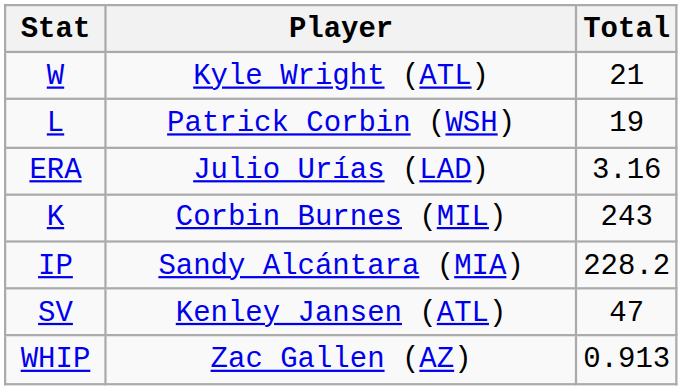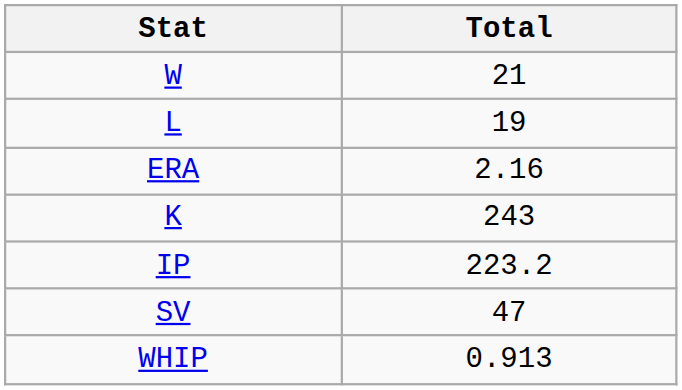- column: (341, 29)
(627, 170) 3.16 -> (509, 170) 2.16
(627, 265) 228.2 -> (509, 265) 223.2
